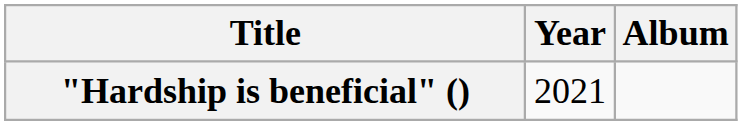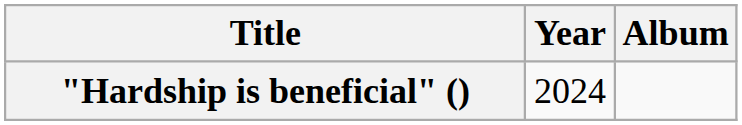(570, 90) 2021 -> (570, 90) 2024
